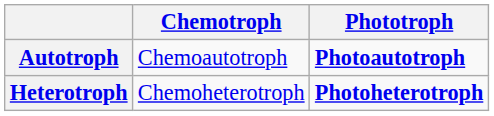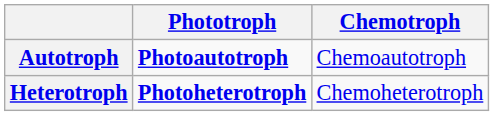columns swapped: (221, 22) <-> (399, 22)
